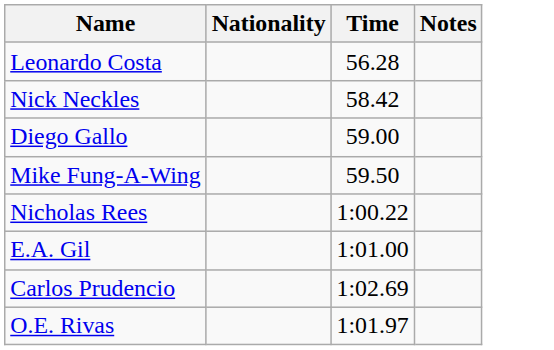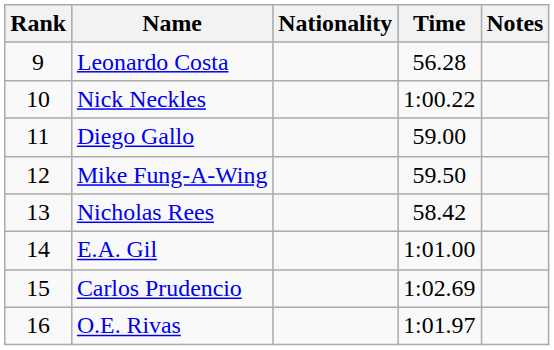+ column: (38, 23)
(373, 99) 58.42 -> (439, 99) 1:00.22
(373, 212) 1:00.22 -> (439, 212) 58.42
